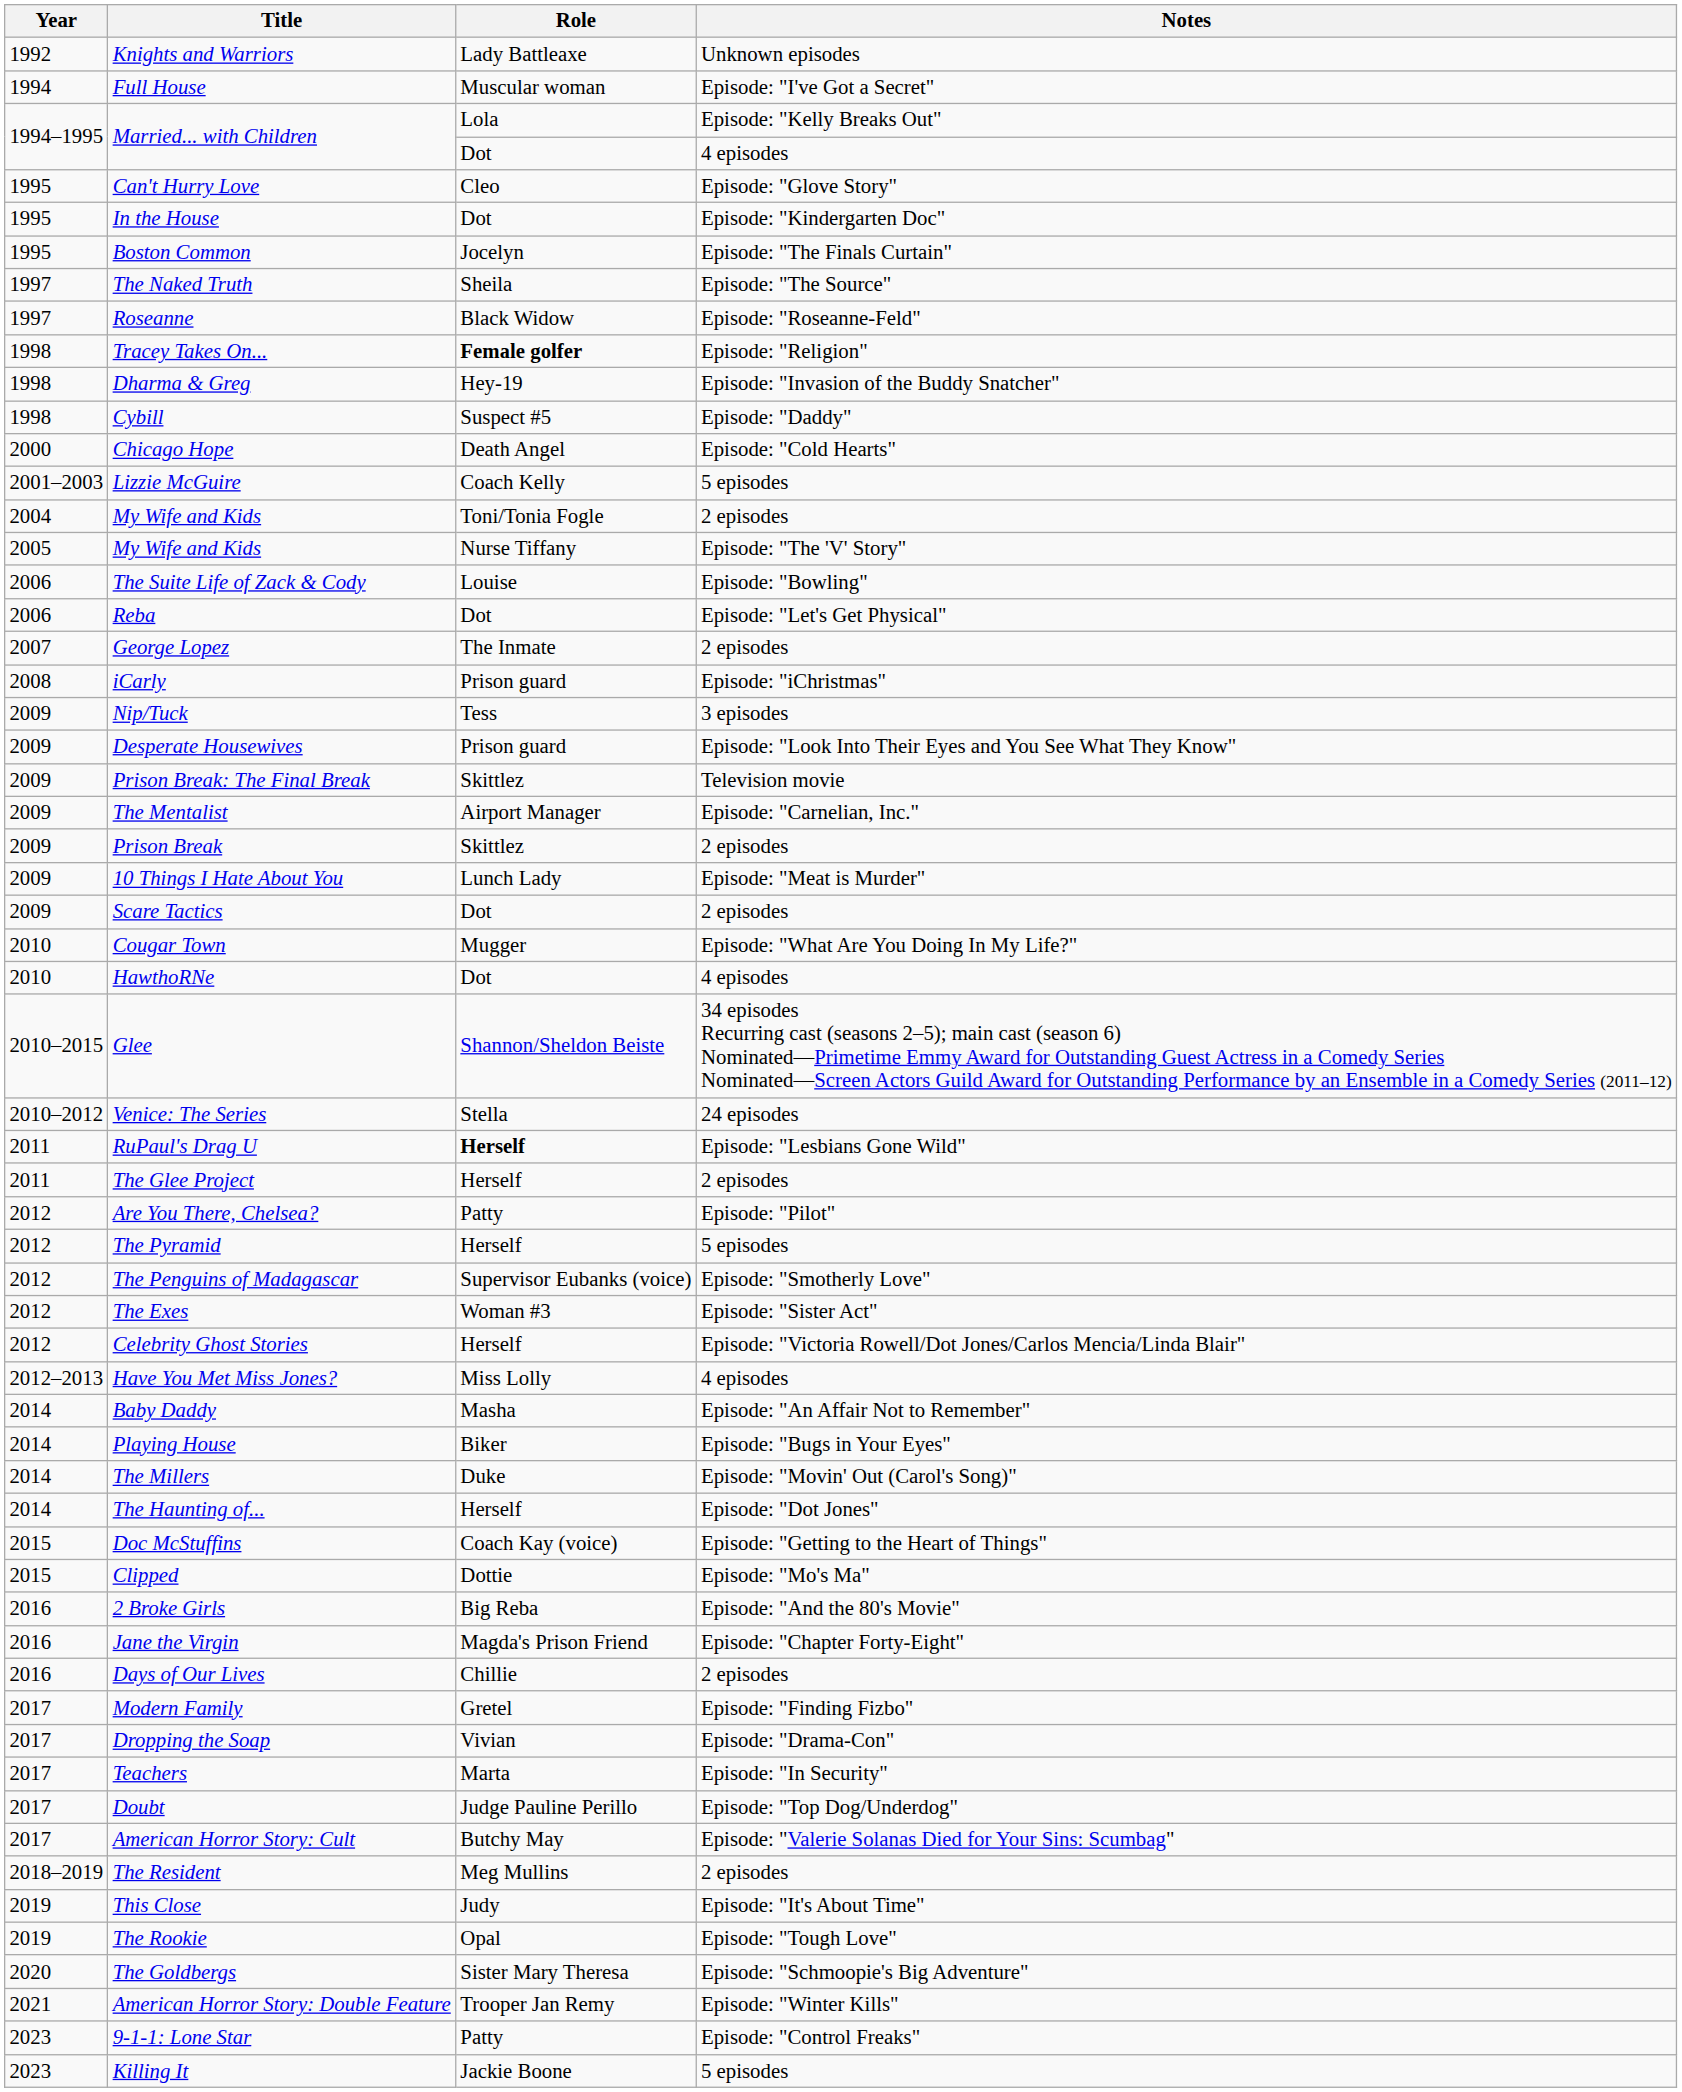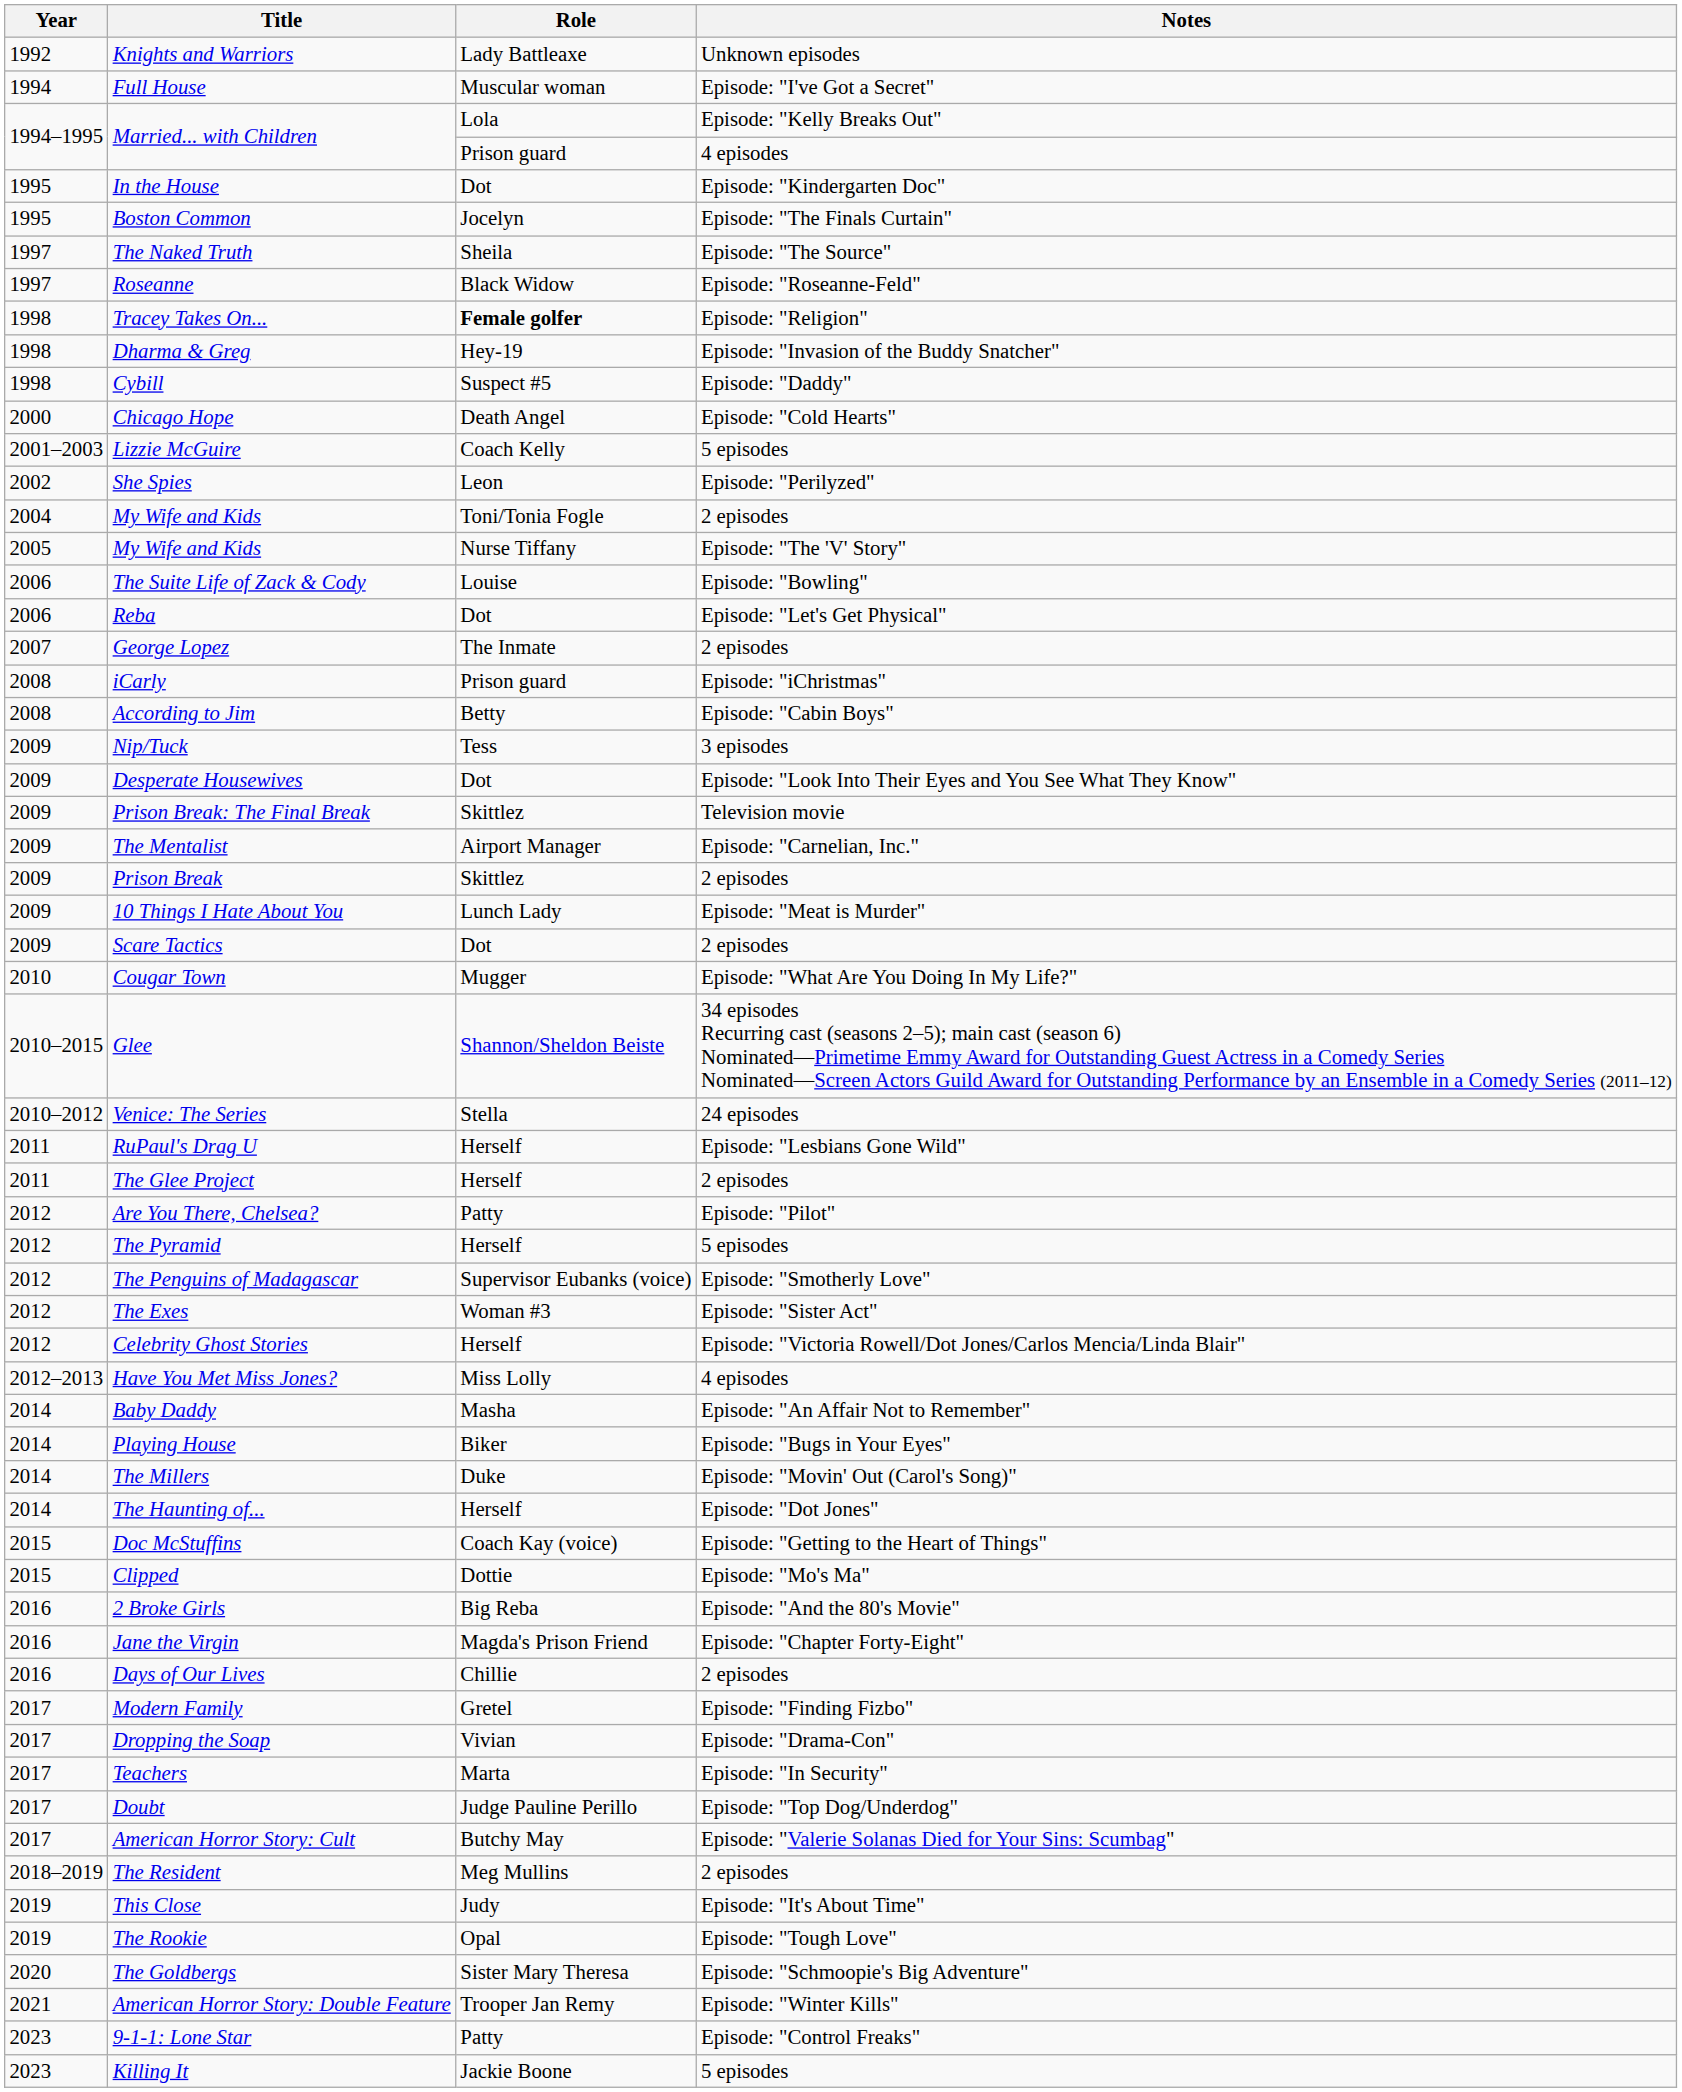(476, 152) Dot -> (513, 152) Prison guard
- row: (186, 185)
+ row: (152, 482)
+ row: (184, 713)
(513, 746) Prison guard -> (476, 779) Dot
- row: (163, 977)
(493, 1146) bold -> (491, 1146) normal
